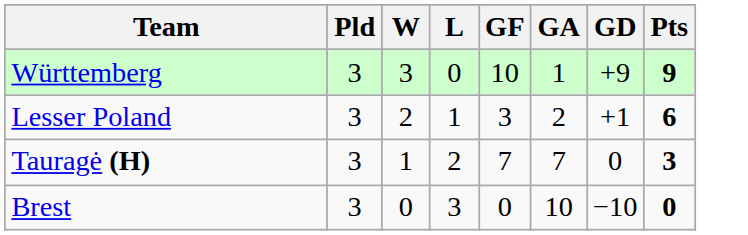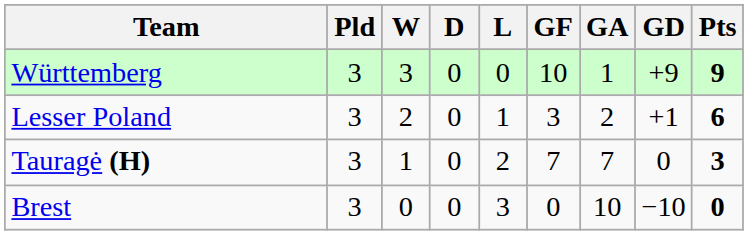+ column: (454, 26)
